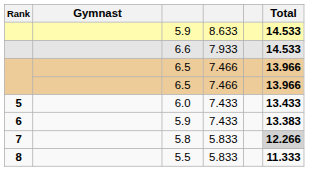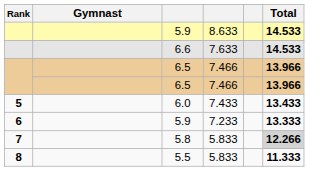(223, 49) 7.933 -> (223, 49) 7.633
(223, 121) 7.433 -> (223, 121) 7.233
(283, 121) 13.383 -> (283, 121) 13.333
